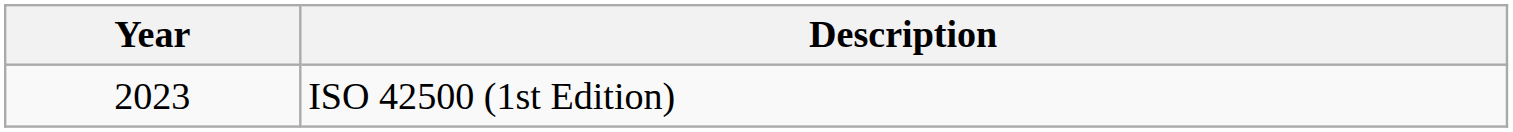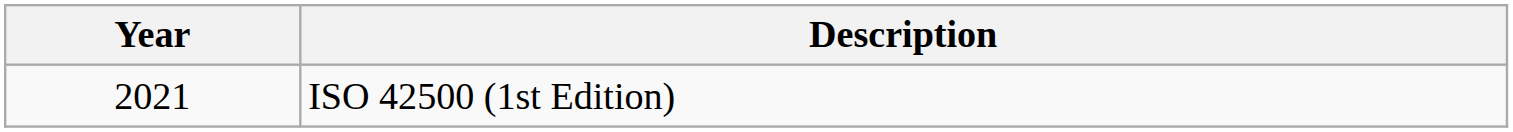(152, 95) 2023 -> (152, 95) 2021
